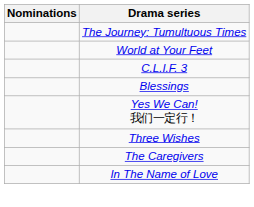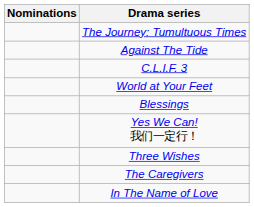+ row: (164, 50)
rows swapped: (164, 50) <-> (164, 68)
